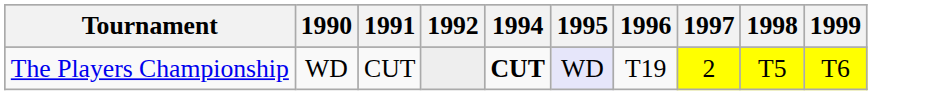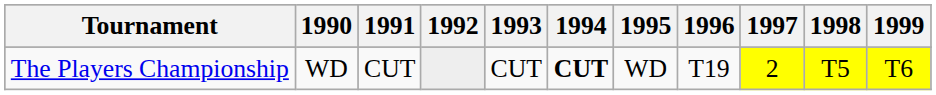+ column: (516, 25)
(582, 68) lavender background -> (646, 68) no background
